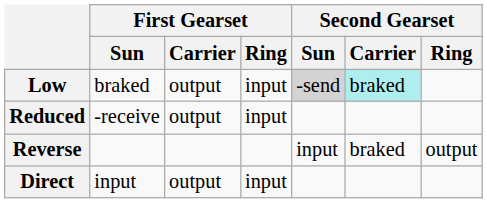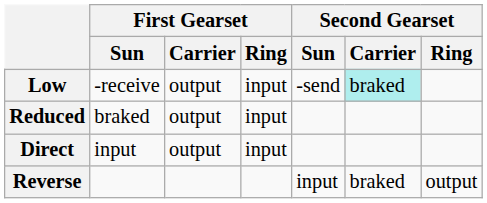(122, 85) braked -> (127, 85) -receive
(318, 85) lightgrey background -> (318, 85) no background
(127, 117) -receive -> (122, 117) braked
rows swapped: (47, 181) <-> (47, 149)
